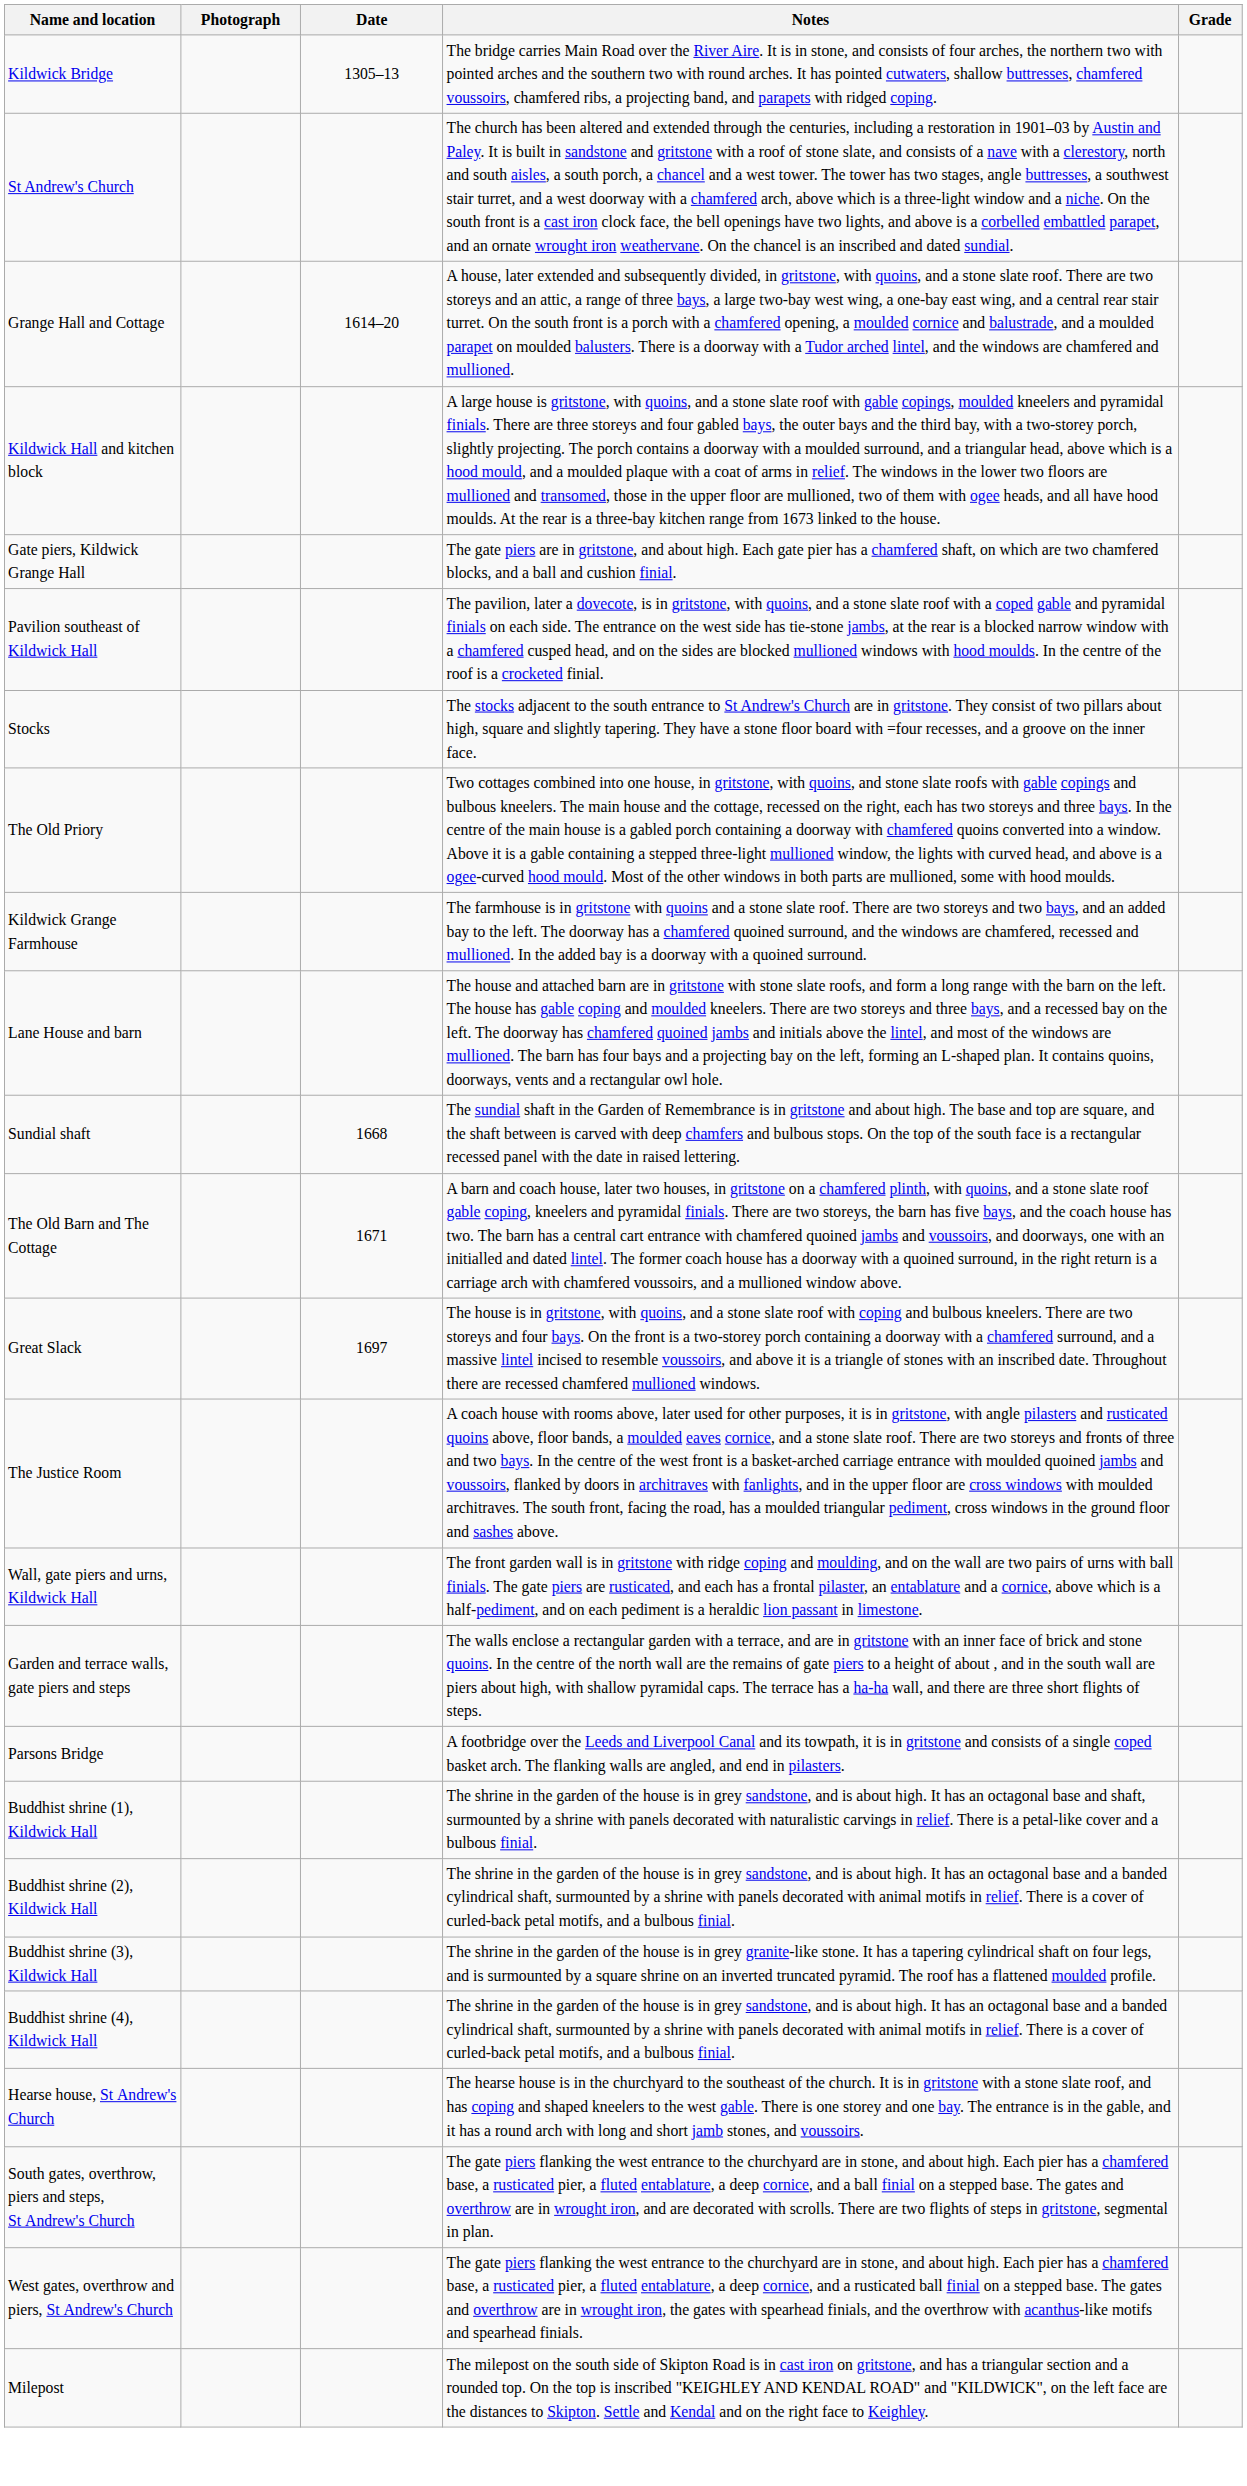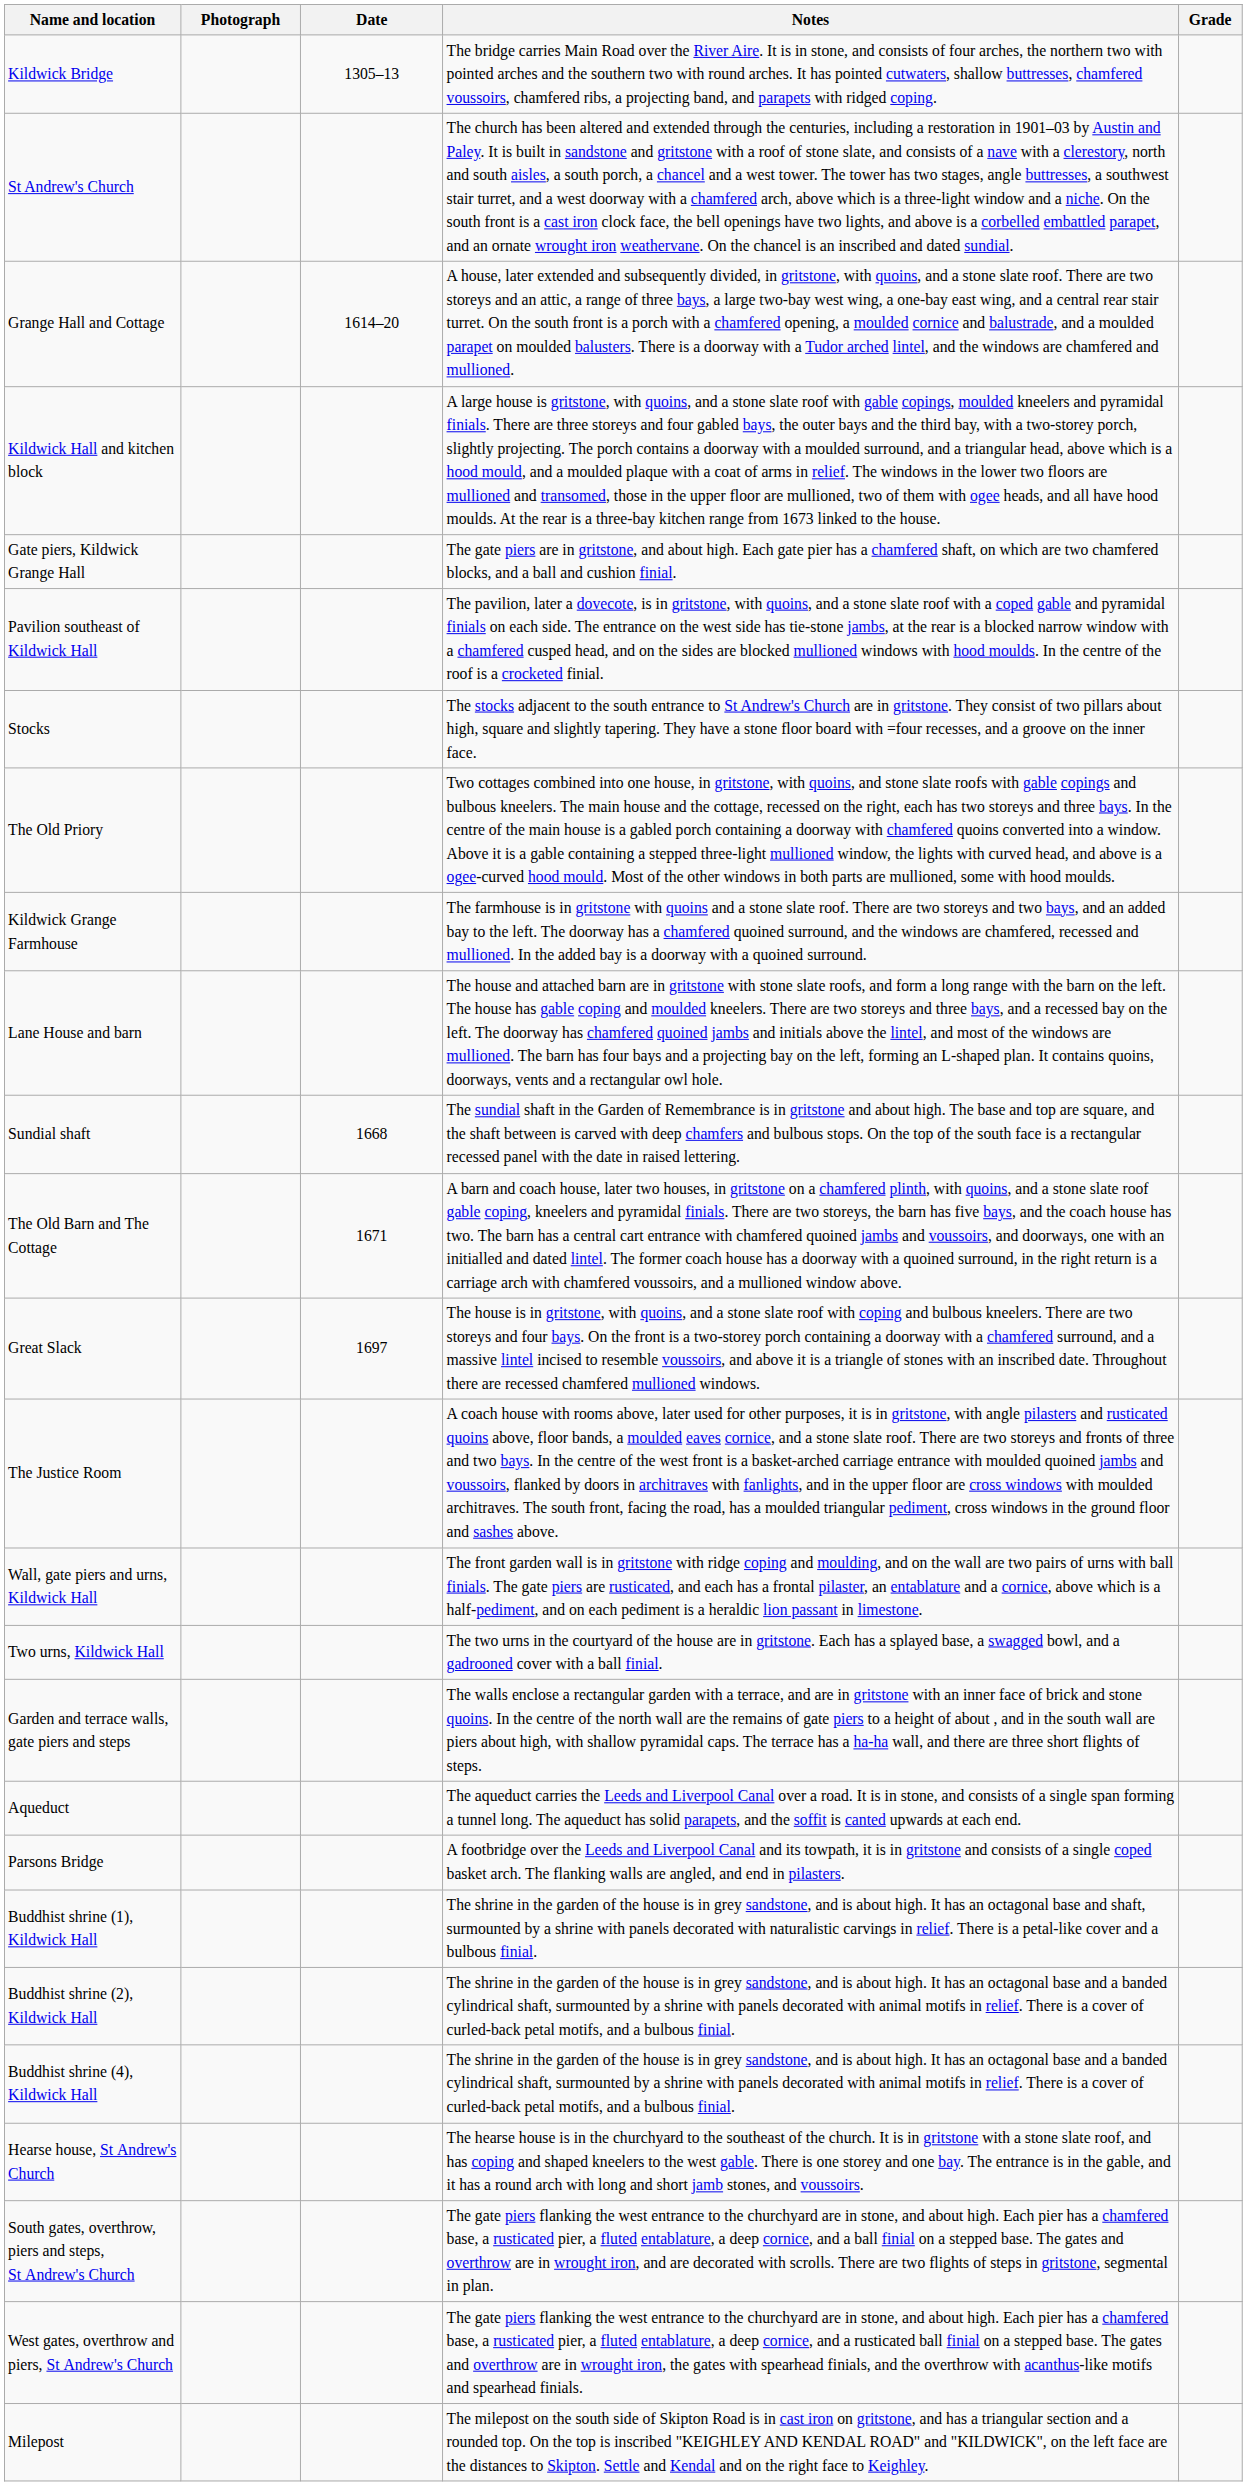+ row: (86, 1652)
+ row: (39, 1808)
- row: (71, 1963)
